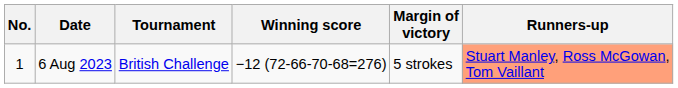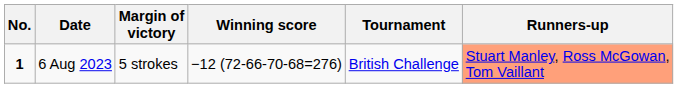columns swapped: (174, 24) <-> (426, 24)
(20, 64) normal -> (20, 64) bold
